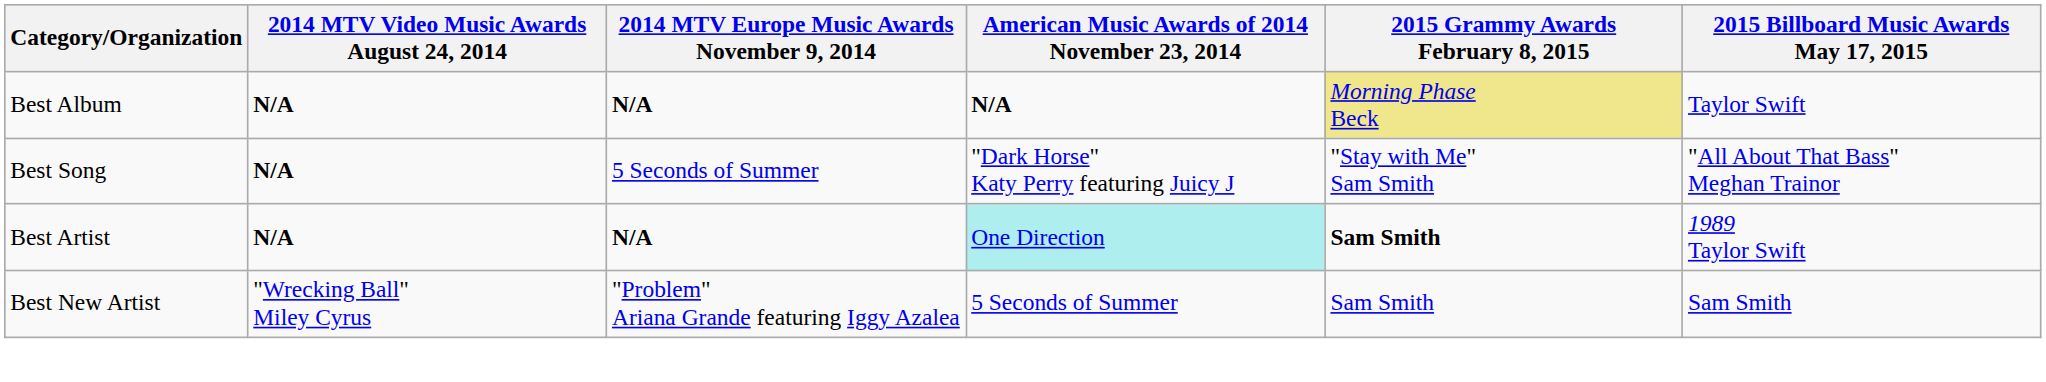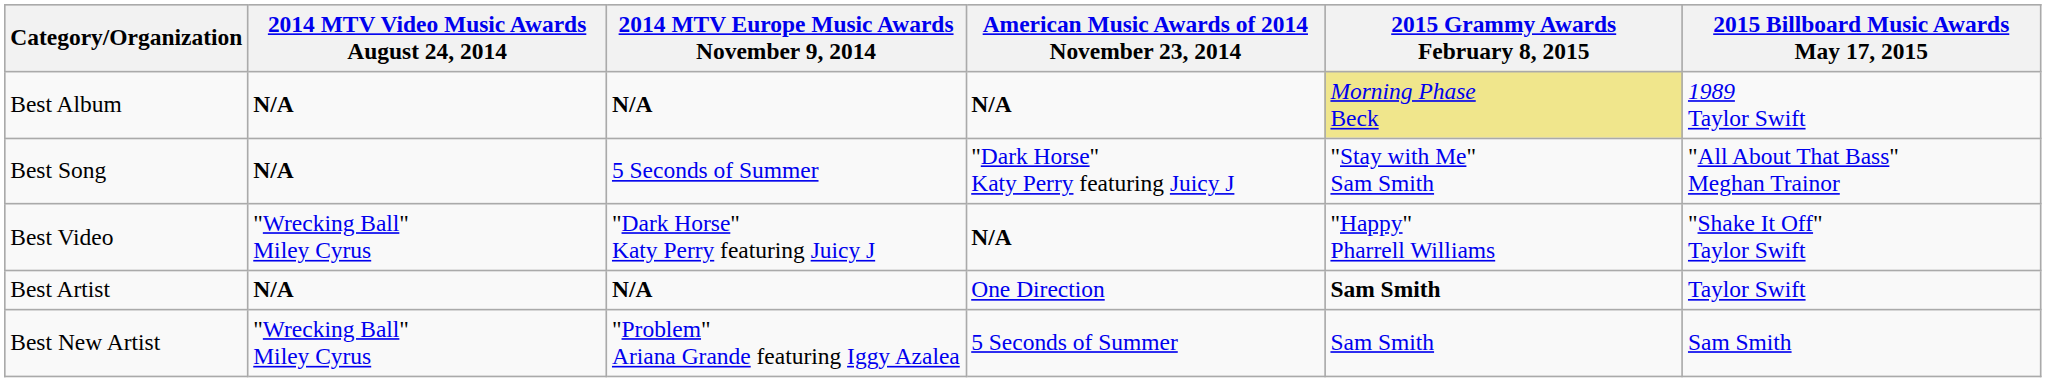(1747, 104) Taylor Swift -> (1747, 104) 1989 Taylor Swift
+ row: (62, 237)
(1038, 237) paleturquoise background -> (1038, 289) no background
(1747, 237) 1989 Taylor Swift -> (1747, 289) Taylor Swift
